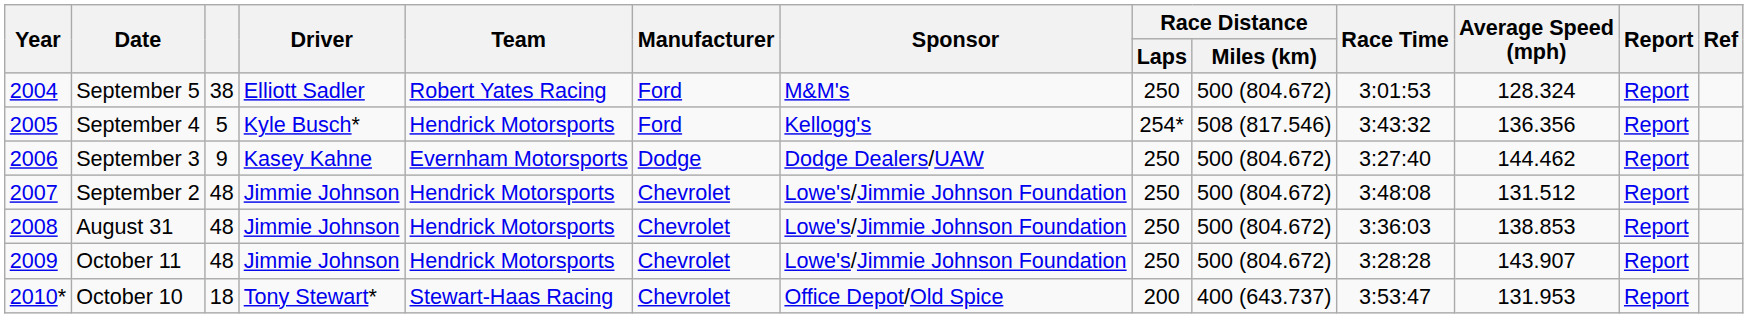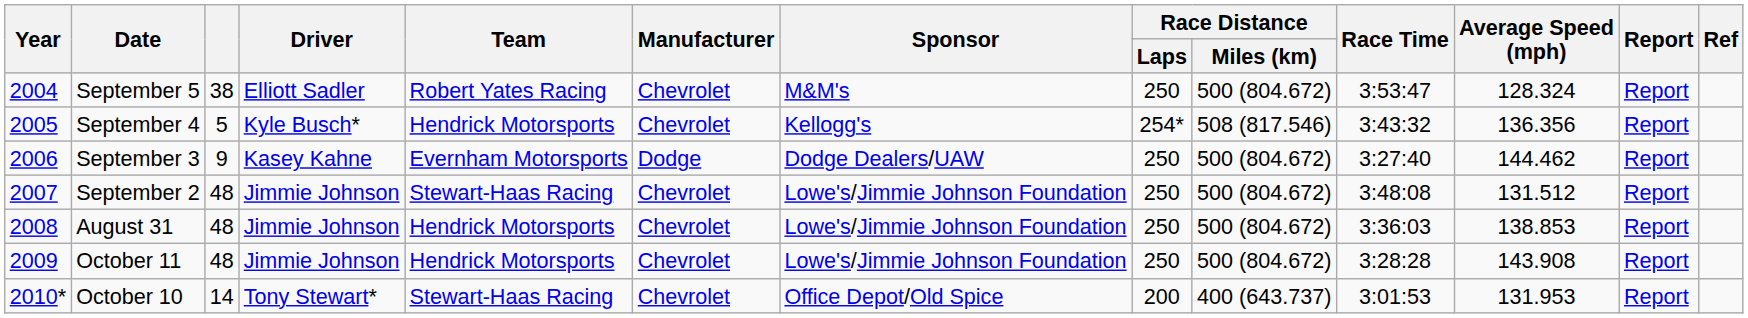(660, 90) Ford -> (684, 90) Chevrolet
(1395, 90) 3:01:53 -> (1395, 90) 3:53:47
(660, 124) Ford -> (684, 124) Chevrolet
(512, 193) Hendrick Motorsports -> (511, 193) Stewart-Haas Racing
(1536, 261) 143.907 -> (1536, 261) 143.908
(222, 295) 18 -> (222, 295) 14
(1395, 295) 3:53:47 -> (1395, 295) 3:01:53
